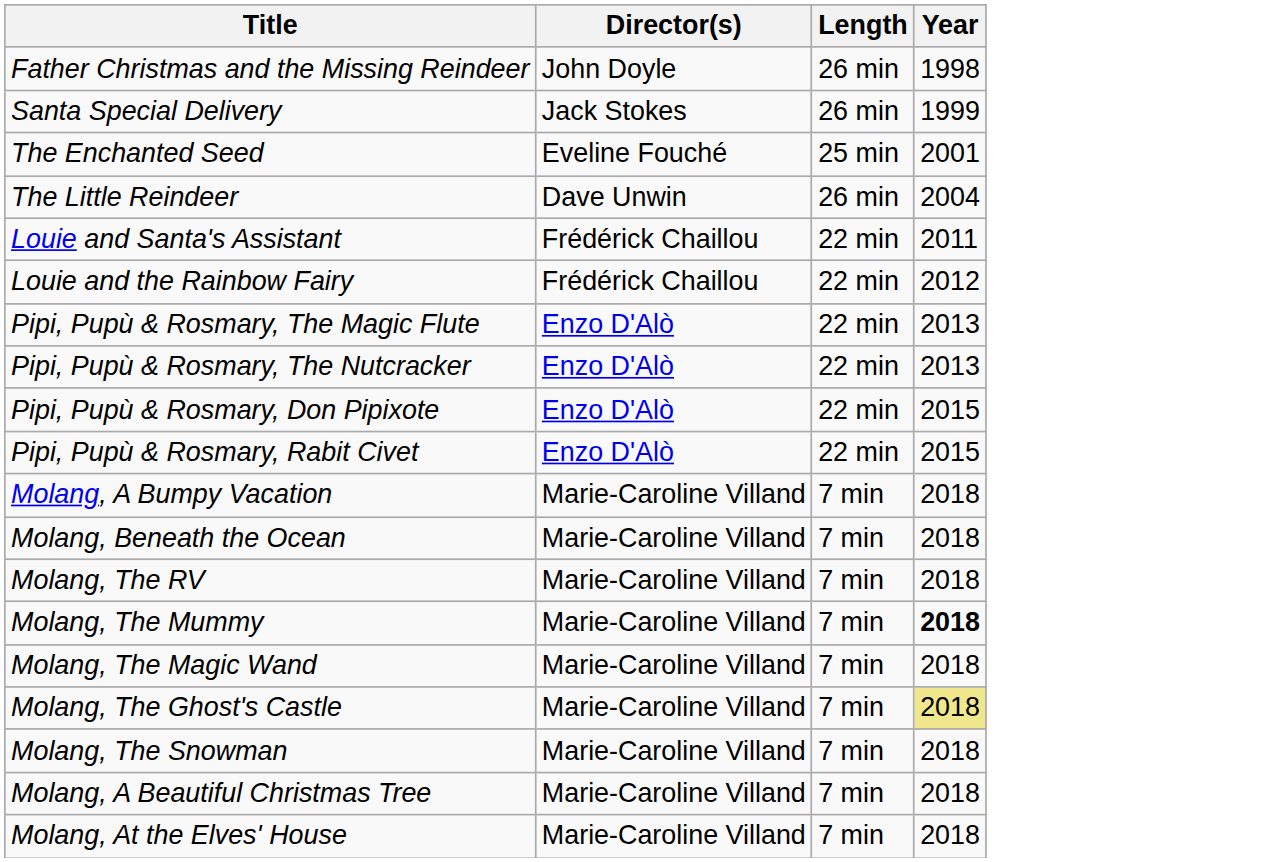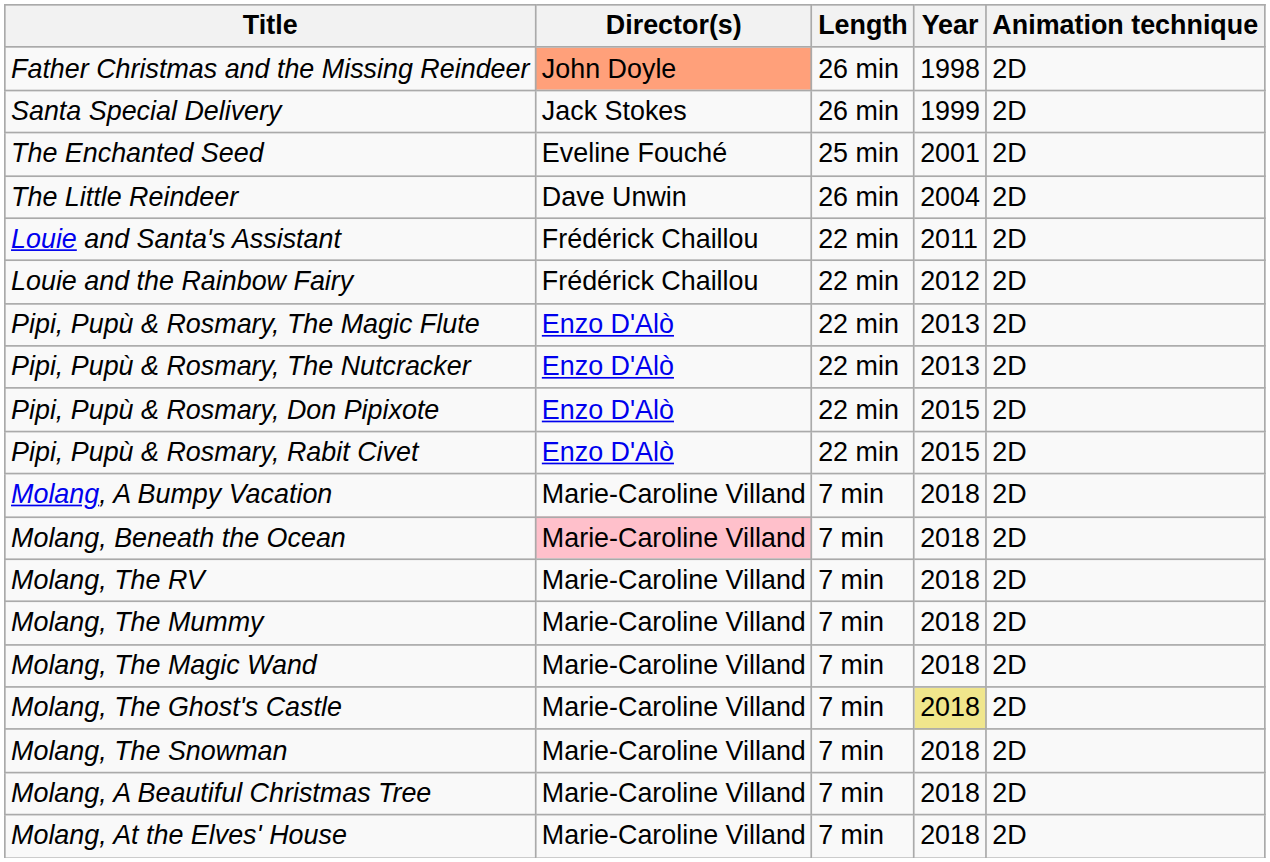+ column: (1125, 25)
(609, 68) no background -> (609, 68) lightsalmon background
(674, 537) no background -> (674, 537) pink background
(950, 622) bold -> (950, 622) normal
